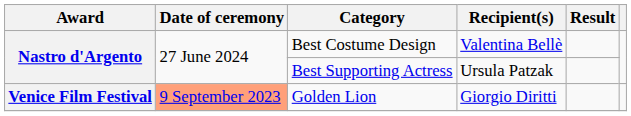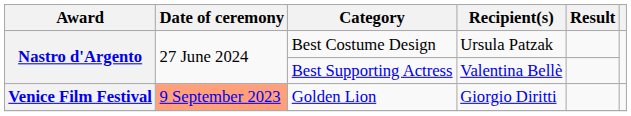(511, 44) Valentina Bellè -> (507, 44) Ursula Patzak
(507, 70) Ursula Patzak -> (511, 70) Valentina Bellè
